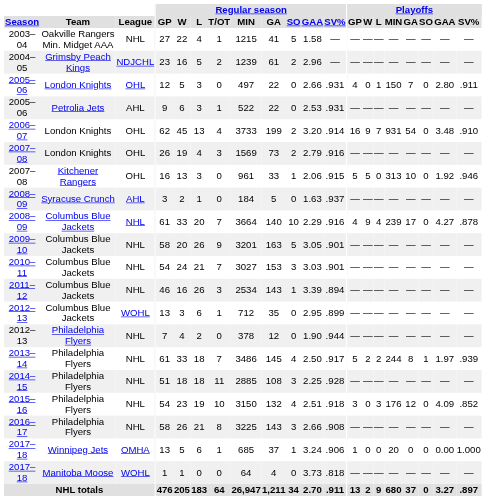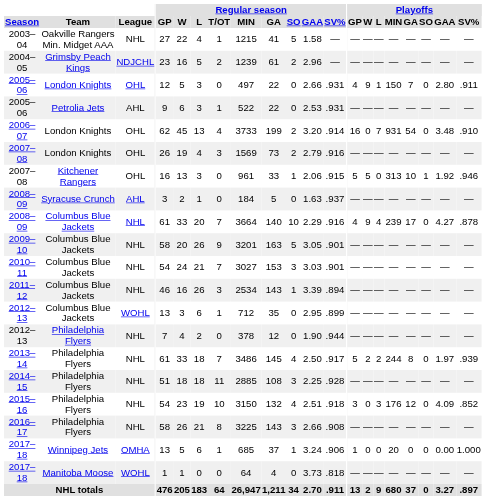(368, 85) 0 -> (368, 85) 9
(368, 130) 9 -> (368, 130) 0
(426, 176) 0 -> (426, 176) 1
(426, 358) 1 -> (426, 358) 0
